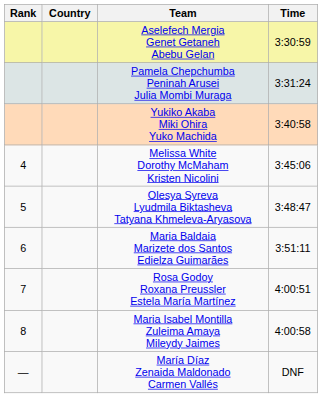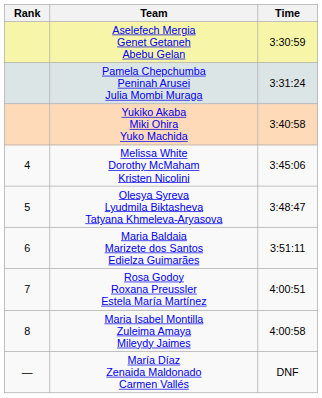- column: (70, 13)
